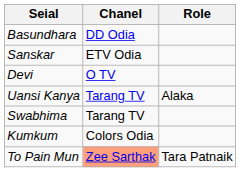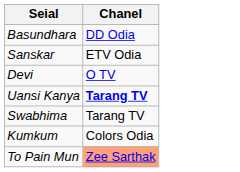- column: (197, 14)
(115, 95) normal -> (117, 95) bold
